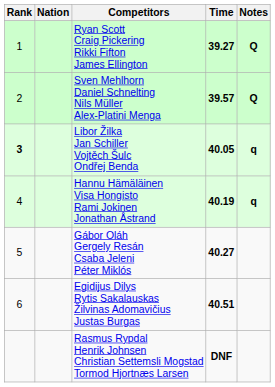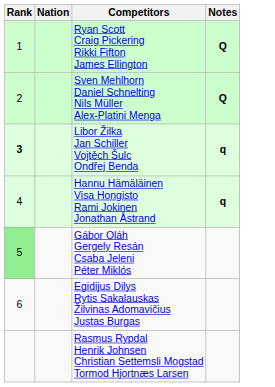- column: (221, 12)
(19, 253) no background -> (19, 253) lightgreen background
